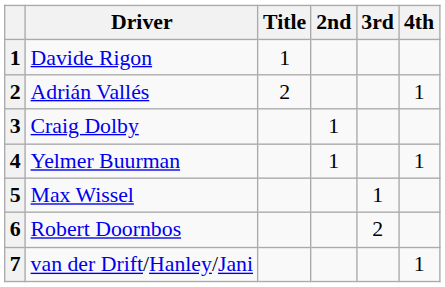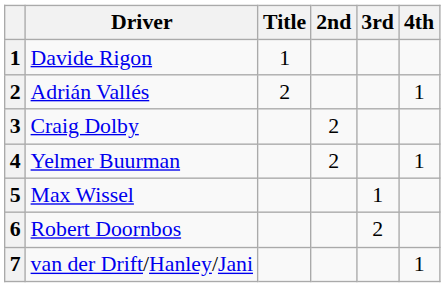(334, 126) 1 -> (334, 126) 2
(334, 160) 1 -> (334, 160) 2
